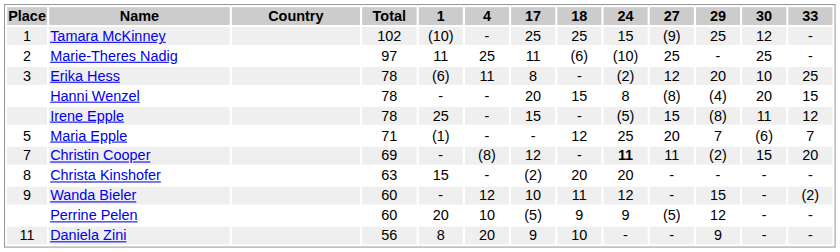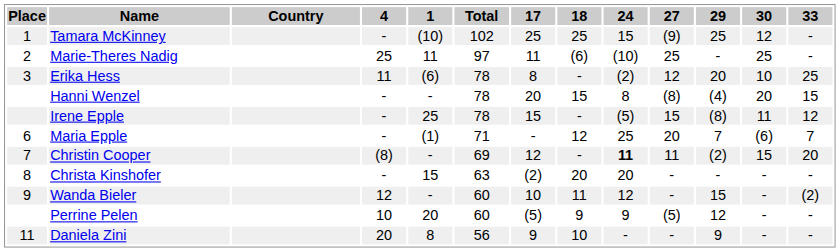columns swapped: (389, 16) <-> (487, 16)
(27, 136) 5 -> (27, 136) 6
